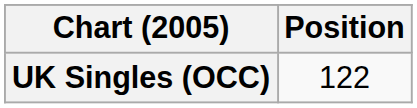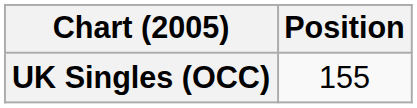(344, 77) 122 -> (344, 77) 155
